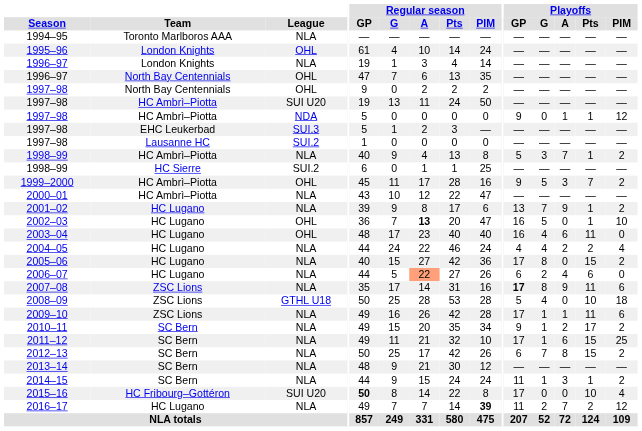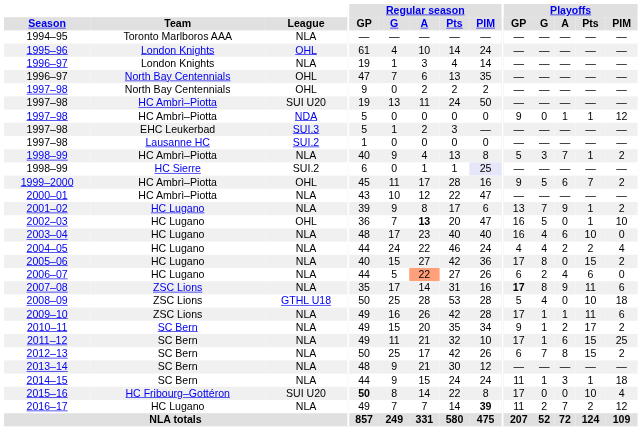(486, 169) no background -> (486, 169) lavender background
(565, 182) 3 -> (565, 182) 6
(306, 235) OHL -> (306, 235) NLA
(590, 235) 11 -> (590, 235) 10
(622, 380) 2 -> (622, 380) 18
